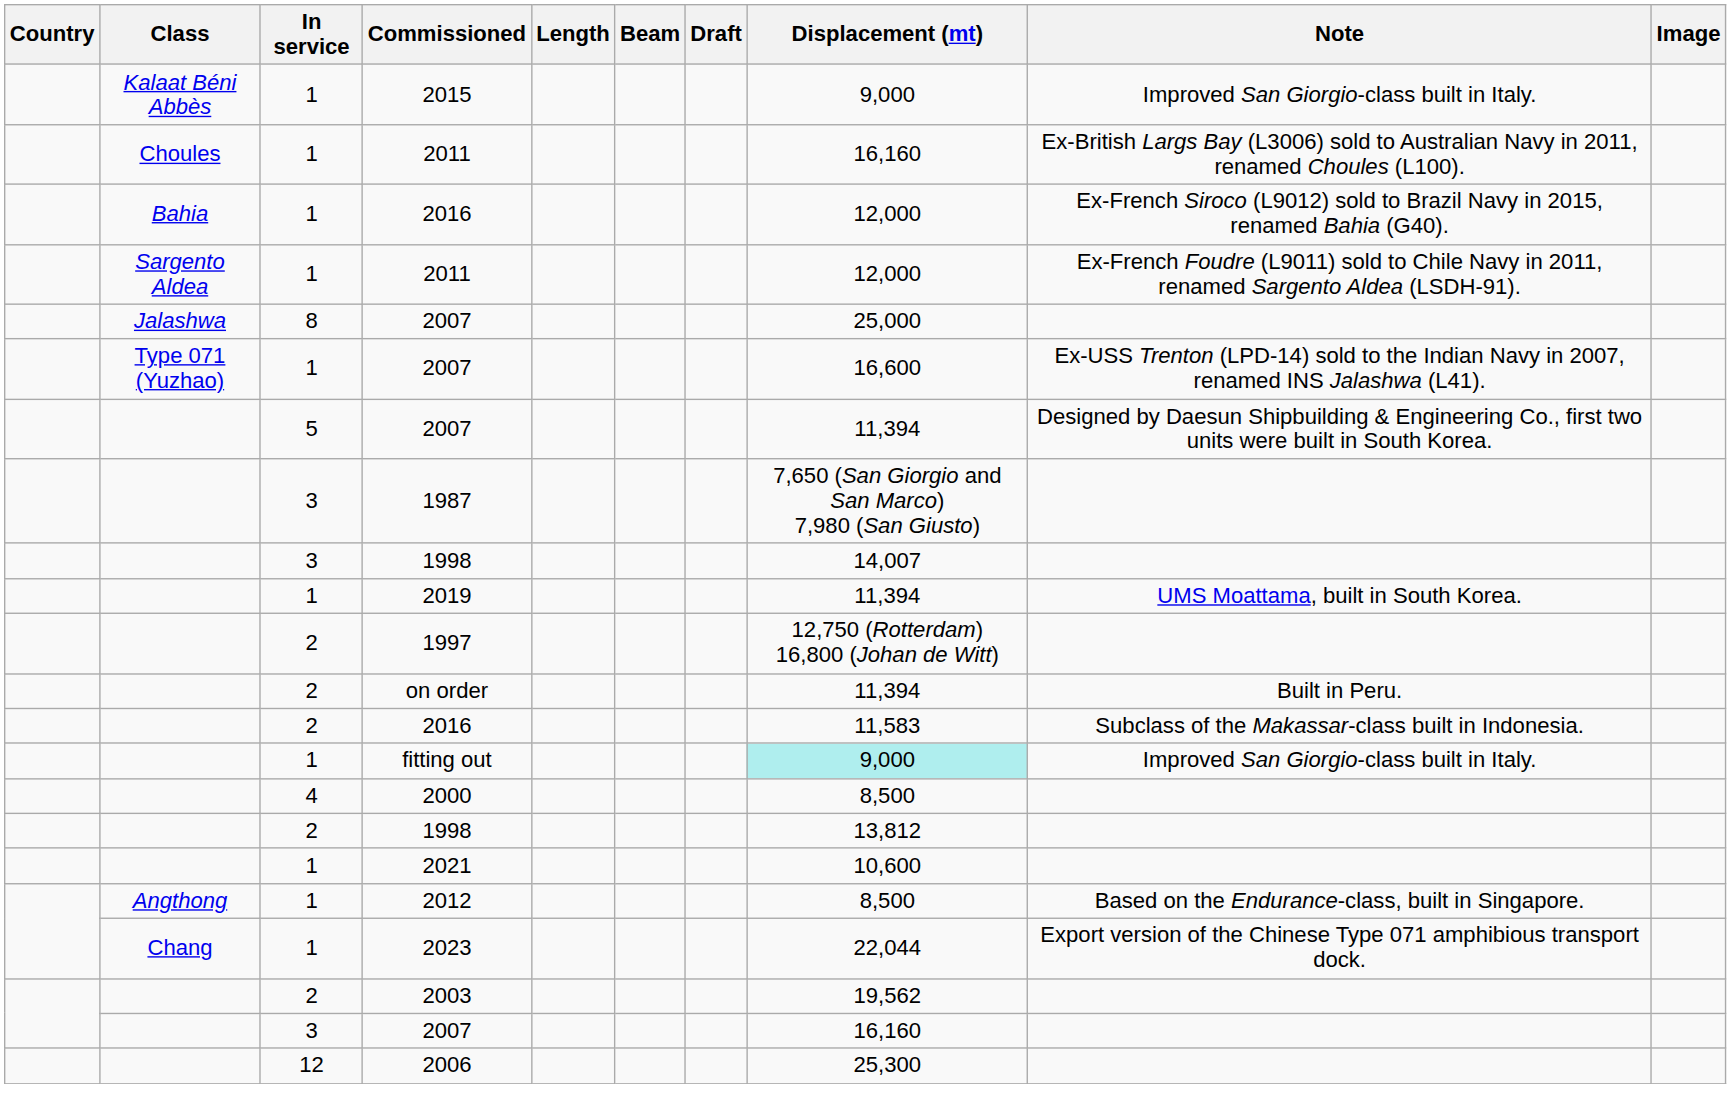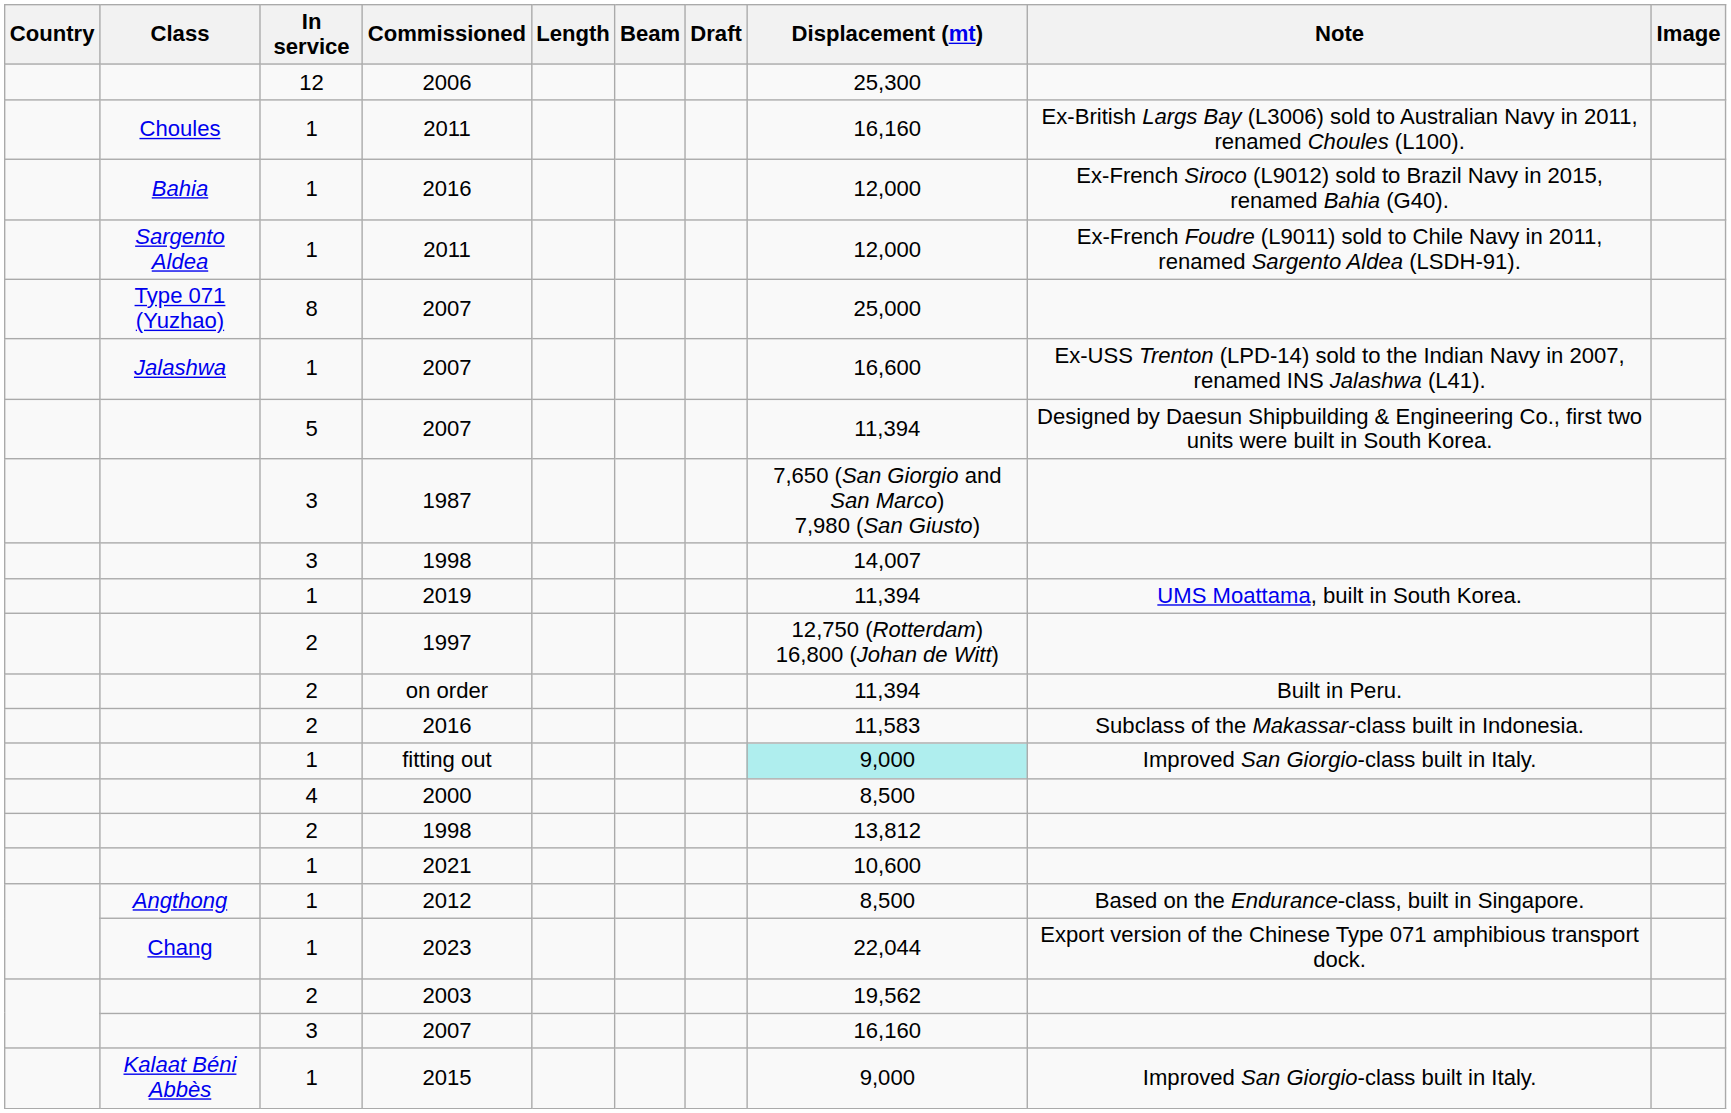rows swapped: (312, 94) <-> (312, 1065)
(180, 321) Jalashwa -> (180, 308) Type 071 (Yuzhao)
(180, 368) Type 071 (Yuzhao) -> (180, 368) Jalashwa
